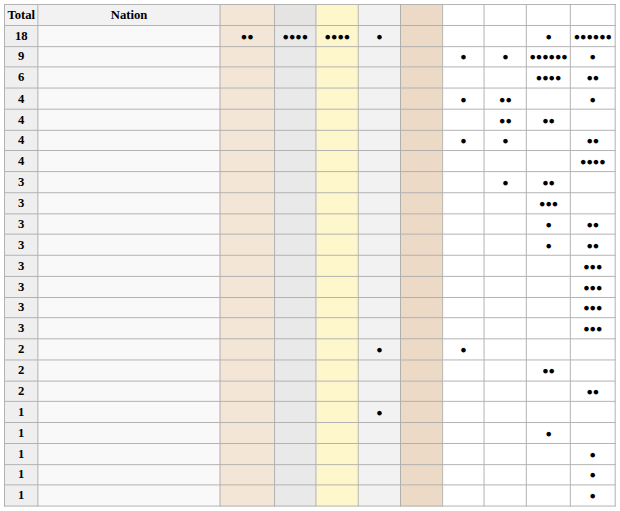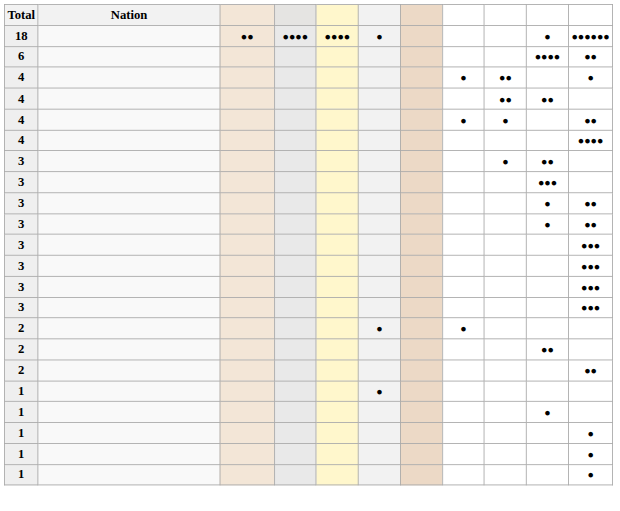- row: (21, 57)
